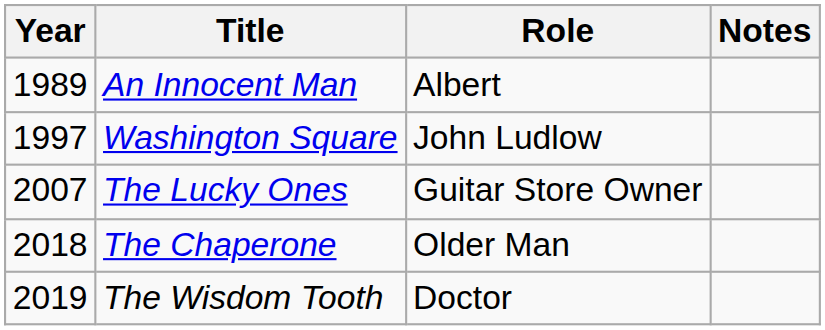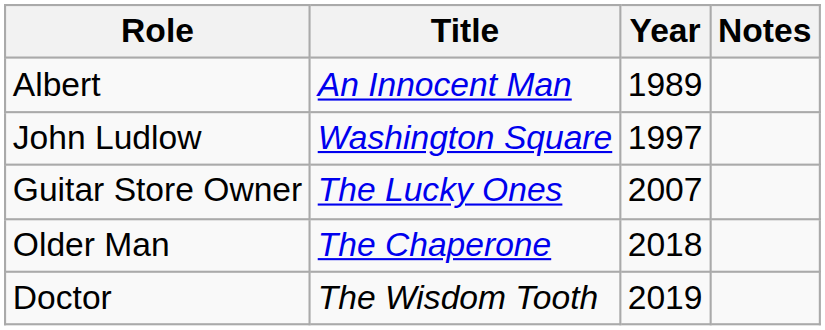columns swapped: (50, 31) <-> (558, 31)
